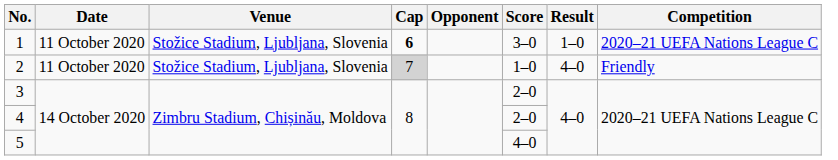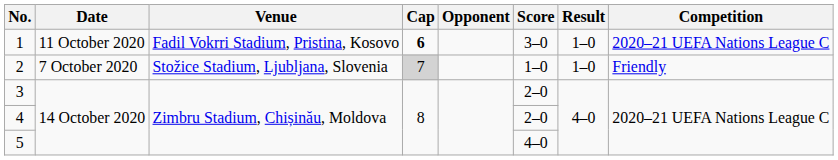(270, 42) Stožice Stadium, Ljubljana, Slovenia -> (276, 42) Fadil Vokrri Stadium, Pristina, Kosovo
(92, 67) 11 October 2020 -> (88, 67) 7 October 2020
(572, 67) 4–0 -> (584, 67) 1–0
